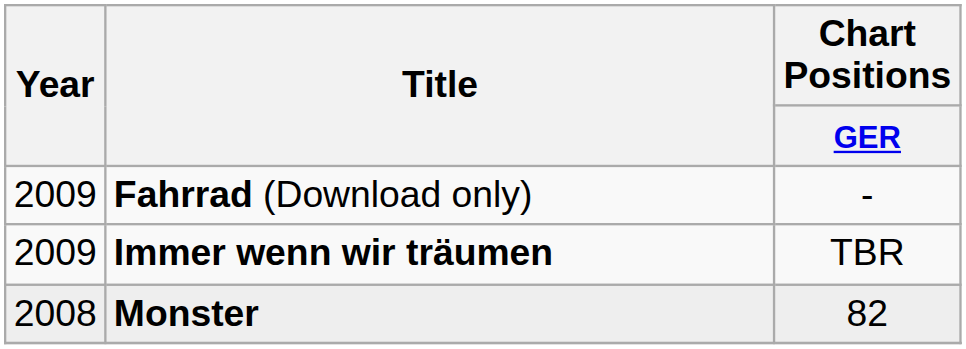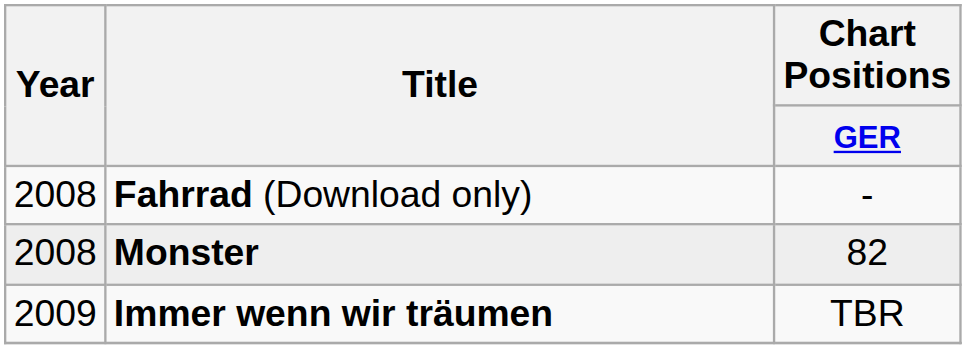(55, 194) 2009 -> (55, 194) 2008
rows swapped: (186, 312) <-> (333, 253)
